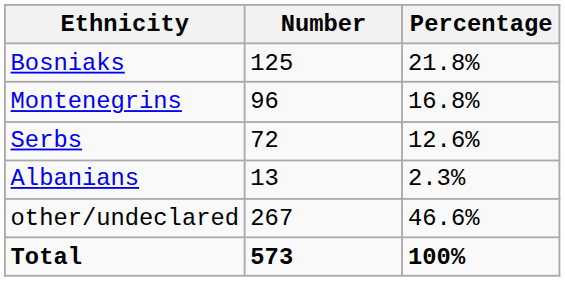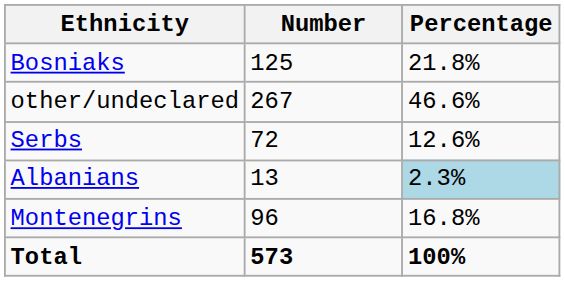rows swapped: (96, 102) <-> (125, 218)
(437, 179) no background -> (437, 179) lightblue background
